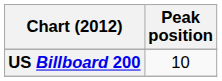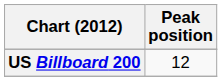(181, 62) 10 -> (181, 62) 12
